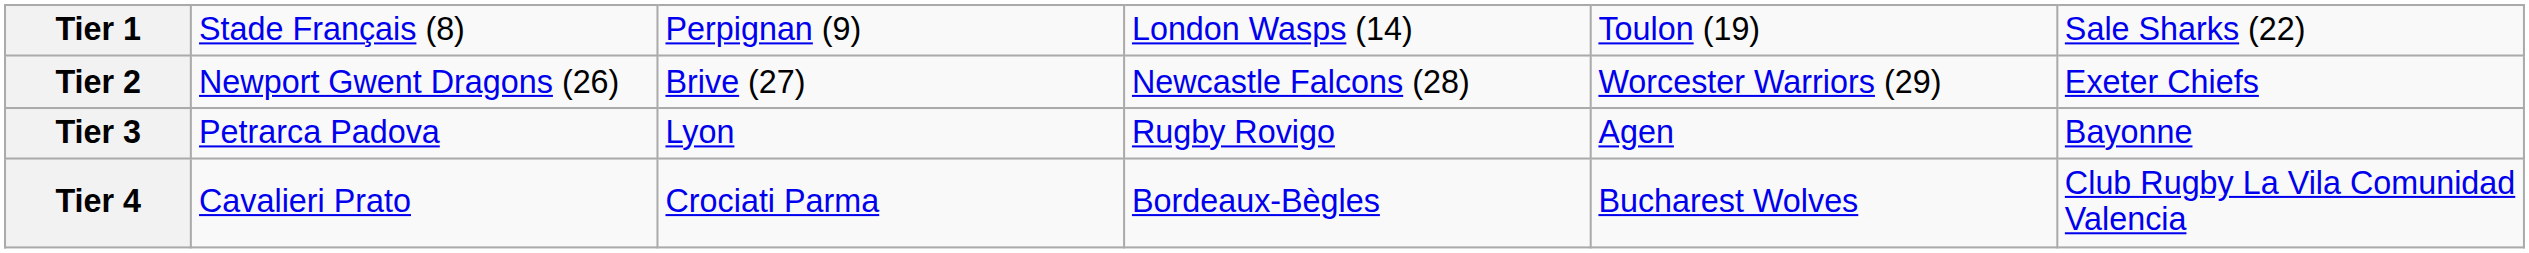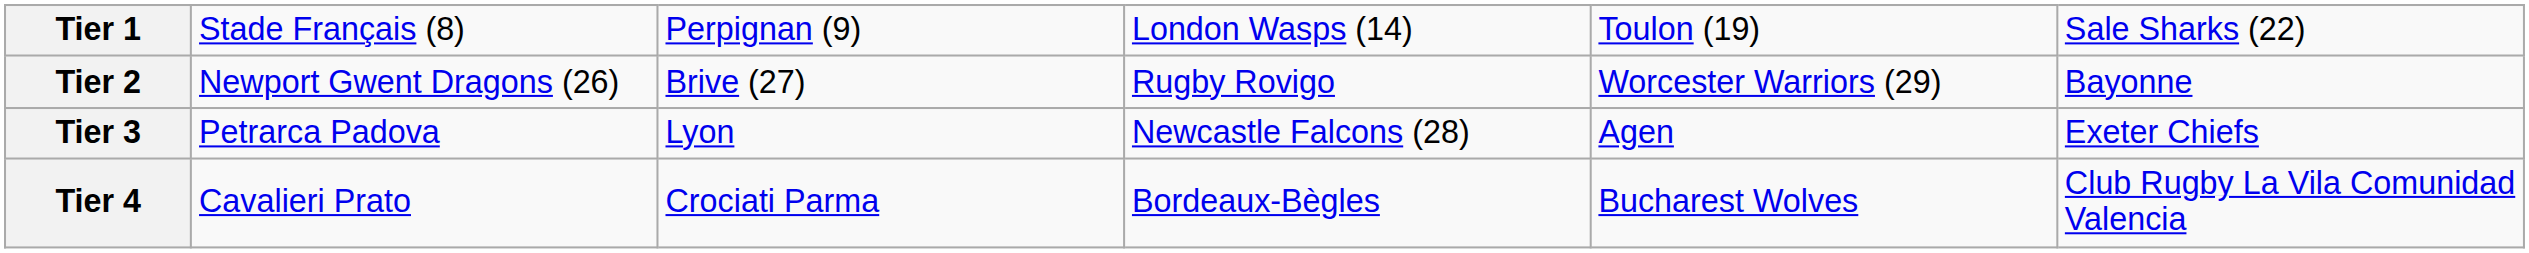(1301, 81) Newcastle Falcons (28) -> (1233, 81) Rugby Rovigo
(2162, 81) Exeter Chiefs -> (2129, 81) Bayonne
(1233, 132) Rugby Rovigo -> (1301, 132) Newcastle Falcons (28)
(2129, 132) Bayonne -> (2162, 132) Exeter Chiefs
